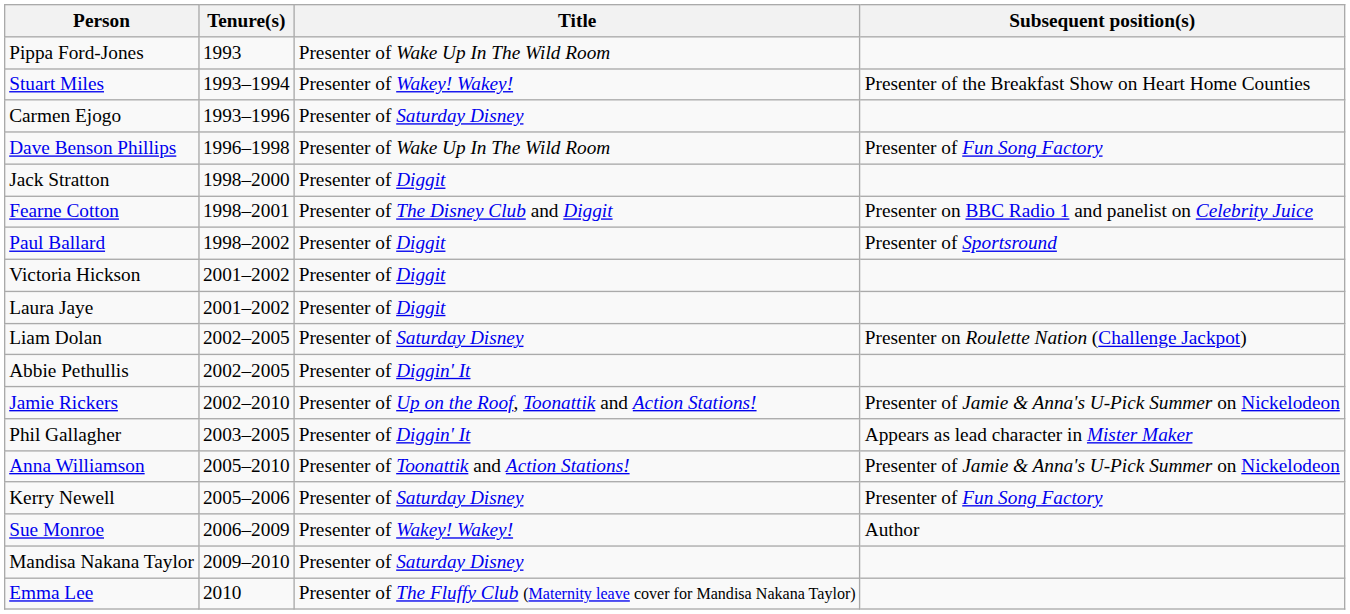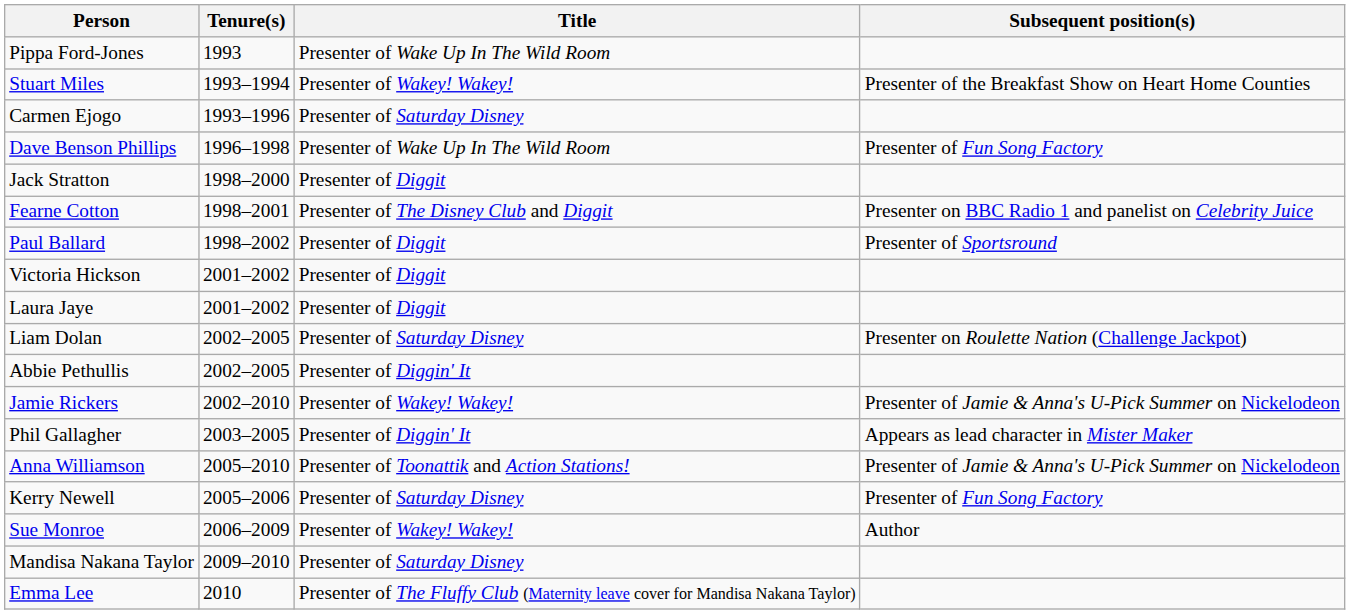(528, 402) Presenter of Up on the Roof, Toonattik and Action Stations! -> (406, 402) Presenter of Wakey! Wakey!
